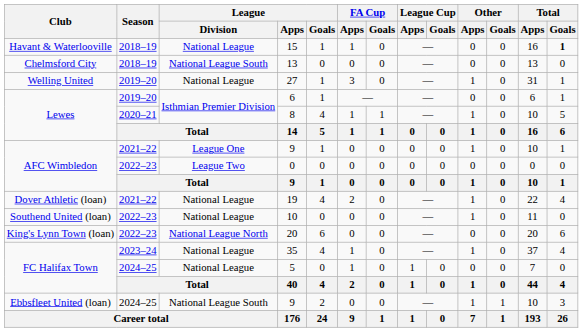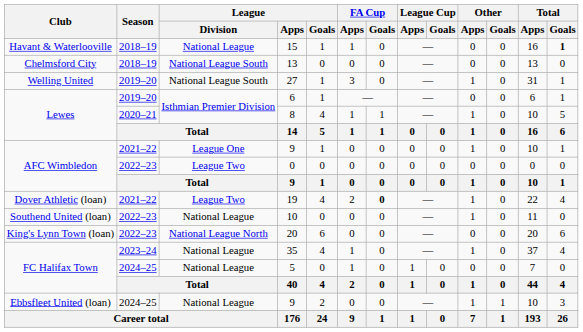(218, 81) National League -> (218, 81) National League South
(218, 200) National League -> (218, 200) League Two
(382, 200) normal -> (382, 200) bold
(218, 302) National League South -> (218, 302) National League
